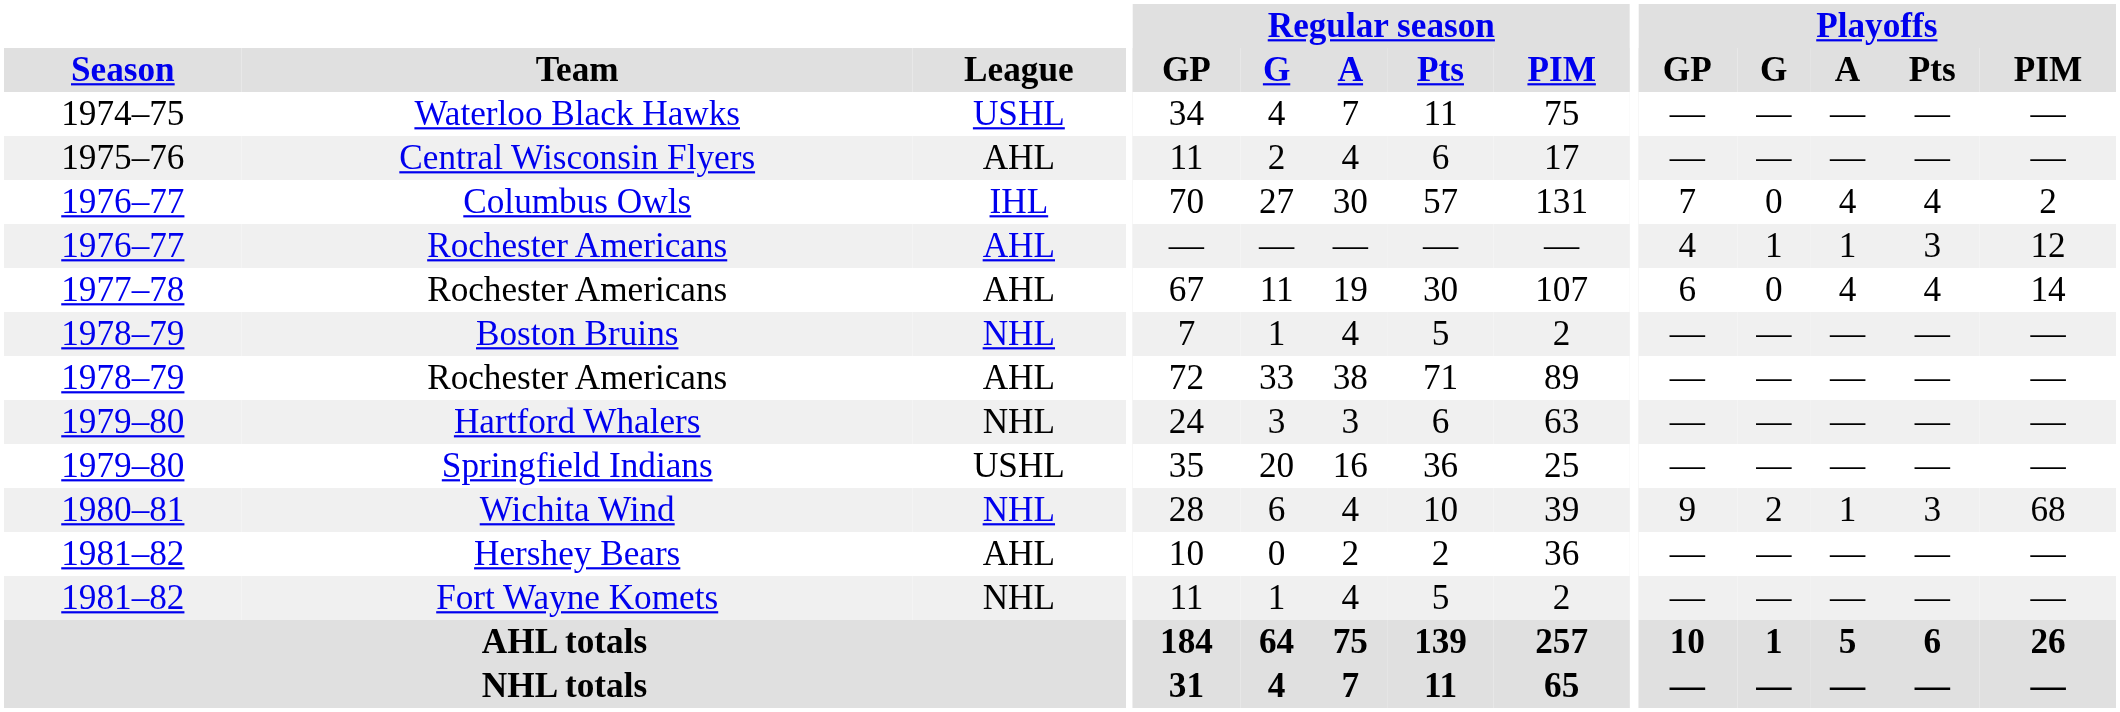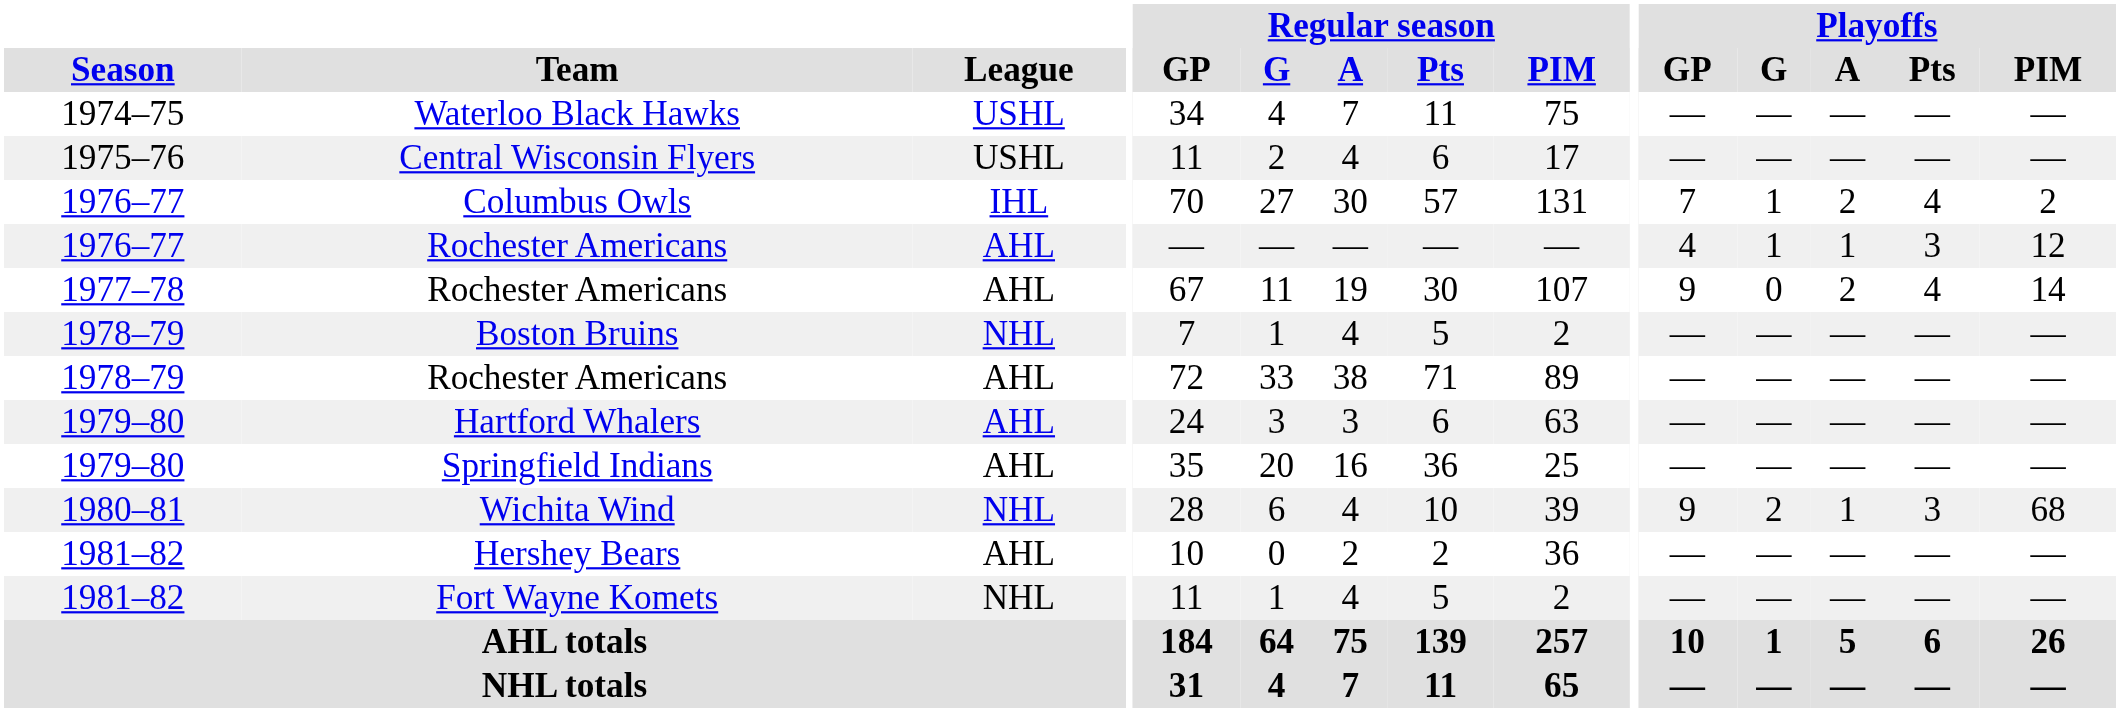(1019, 157) AHL -> (1019, 157) USHL
(1774, 201) 0 -> (1774, 201) 1
(1848, 201) 4 -> (1848, 201) 2
(1687, 289) 6 -> (1687, 289) 9
(1848, 289) 4 -> (1848, 289) 2
(1019, 421) NHL -> (1019, 421) AHL
(1019, 465) USHL -> (1019, 465) AHL
